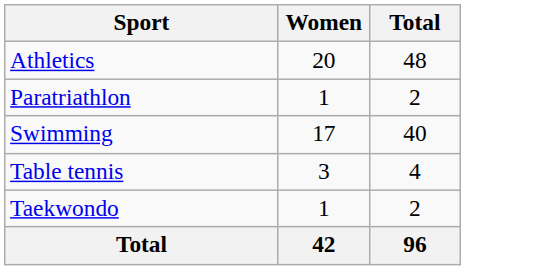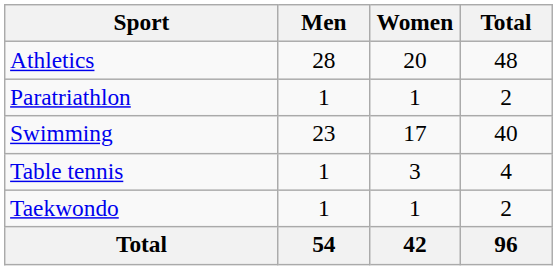+ column: (324, 23)
